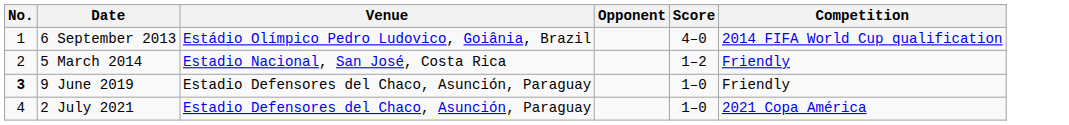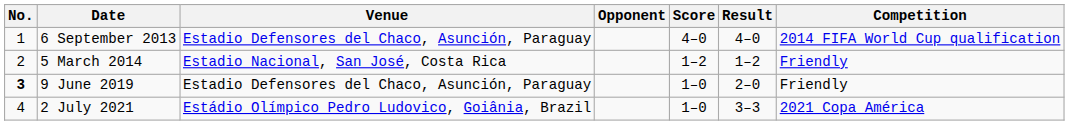+ column: (747, 16)
(387, 39) Estádio Olímpico Pedro Ludovico, Goiânia, Brazil -> (387, 39) Estadio Defensores del Chaco, Asunción, Paraguay
(387, 108) Estadio Defensores del Chaco, Asunción, Paraguay -> (387, 108) Estádio Olímpico Pedro Ludovico, Goiânia, Brazil
